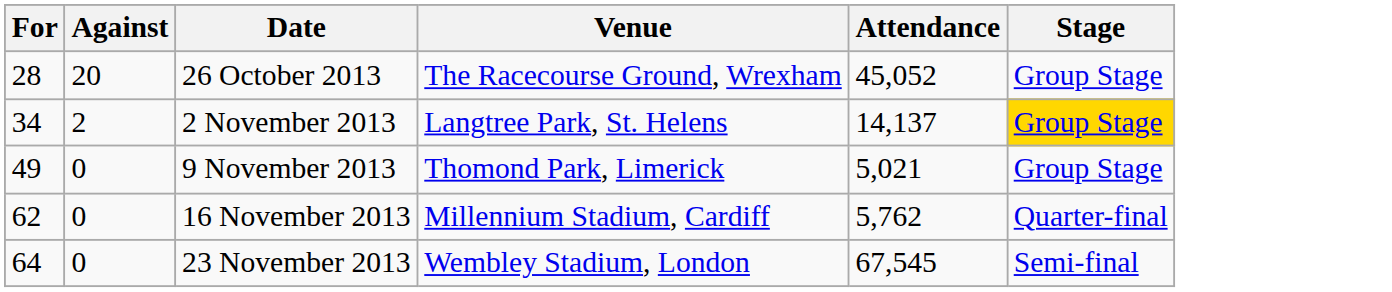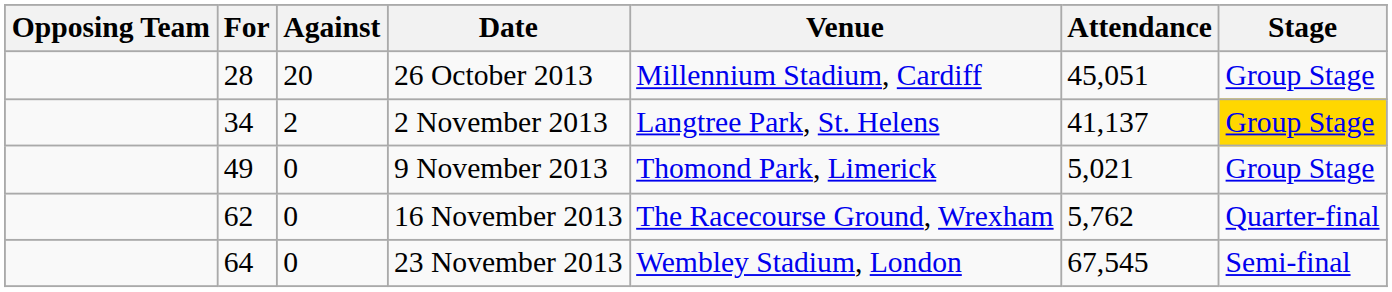+ column: (111, 27)
(633, 74) The Racecourse Ground, Wrexham -> (809, 74) Millennium Stadium, Cardiff
(896, 74) 45,052 -> (1108, 74) 45,051
(896, 121) 14,137 -> (1108, 121) 41,137
(597, 215) Millennium Stadium, Cardiff -> (845, 215) The Racecourse Ground, Wrexham
